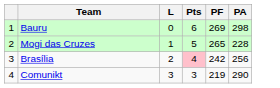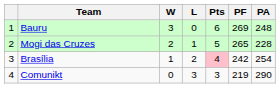+ column: (171, 12)
(240, 28) 298 -> (263, 28) 248
(240, 59) 256 -> (263, 59) 254
